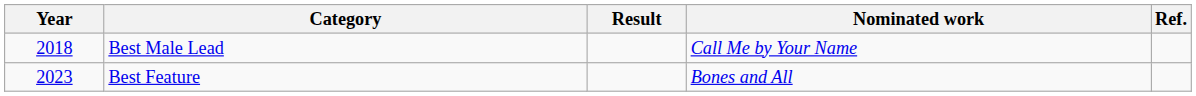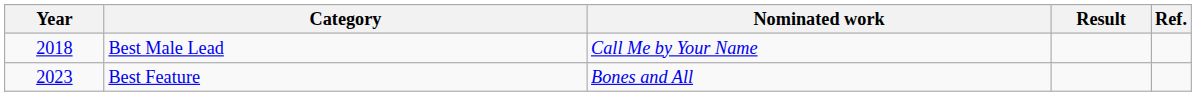columns swapped: (919, 18) <-> (637, 18)
